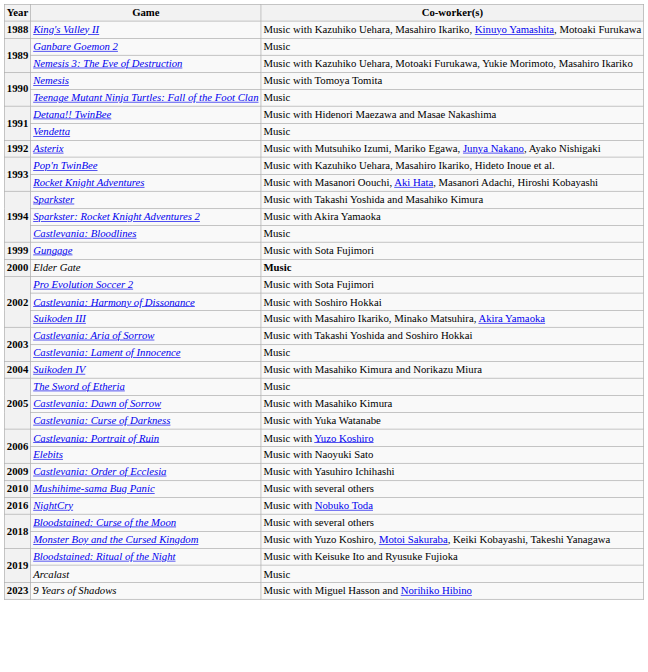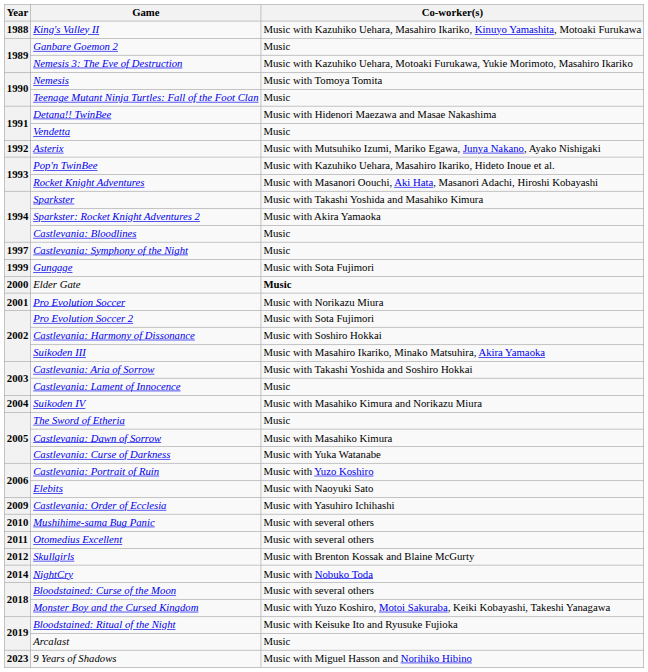+ row: (111, 251)
+ row: (79, 302)
+ row: (78, 540)
+ row: (54, 557)
(18, 506) 2016 -> (18, 574) 2014
